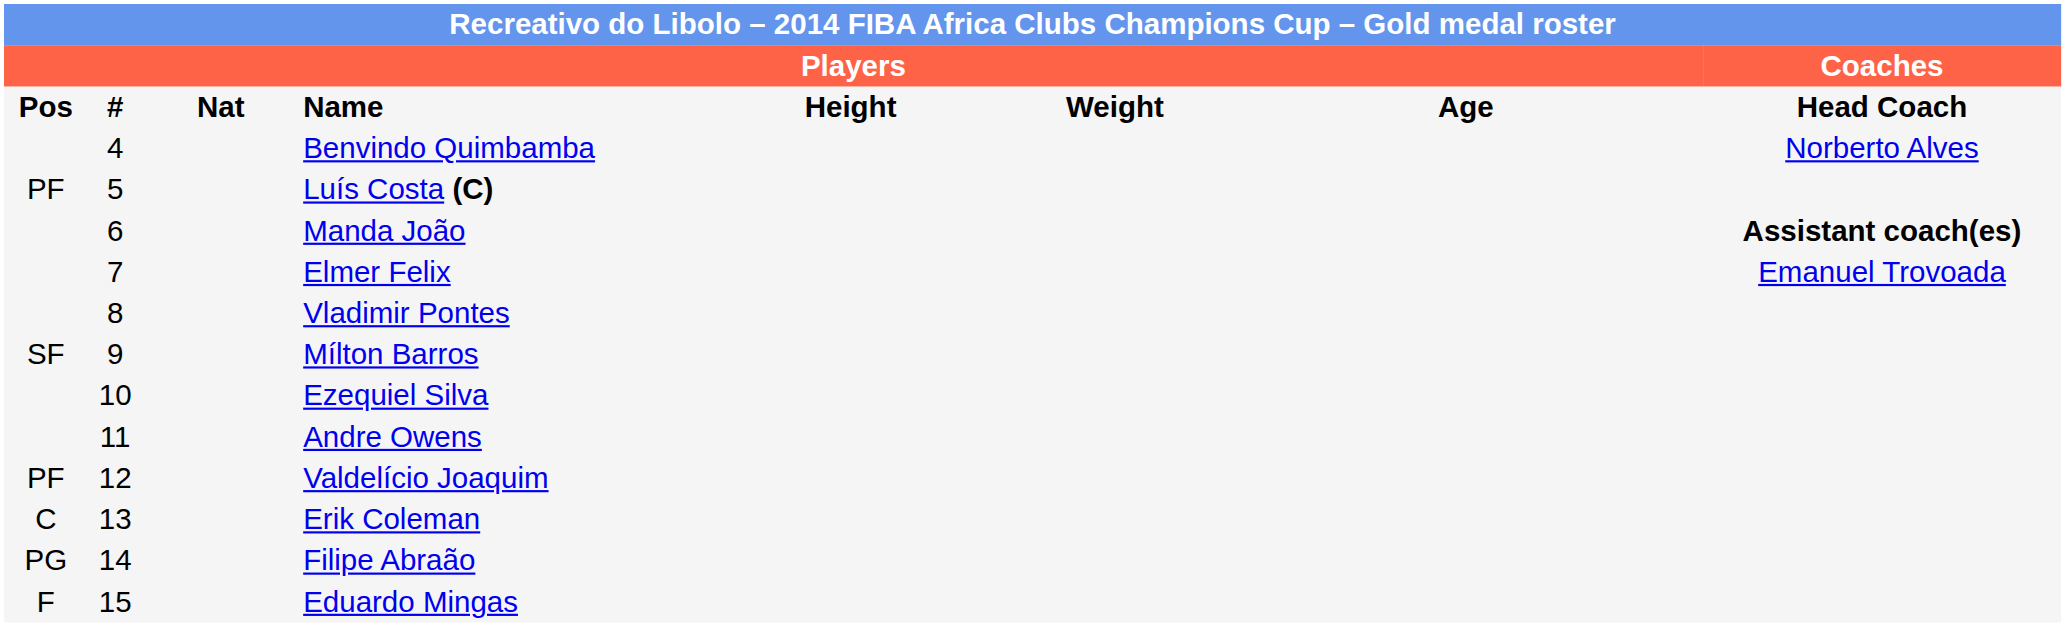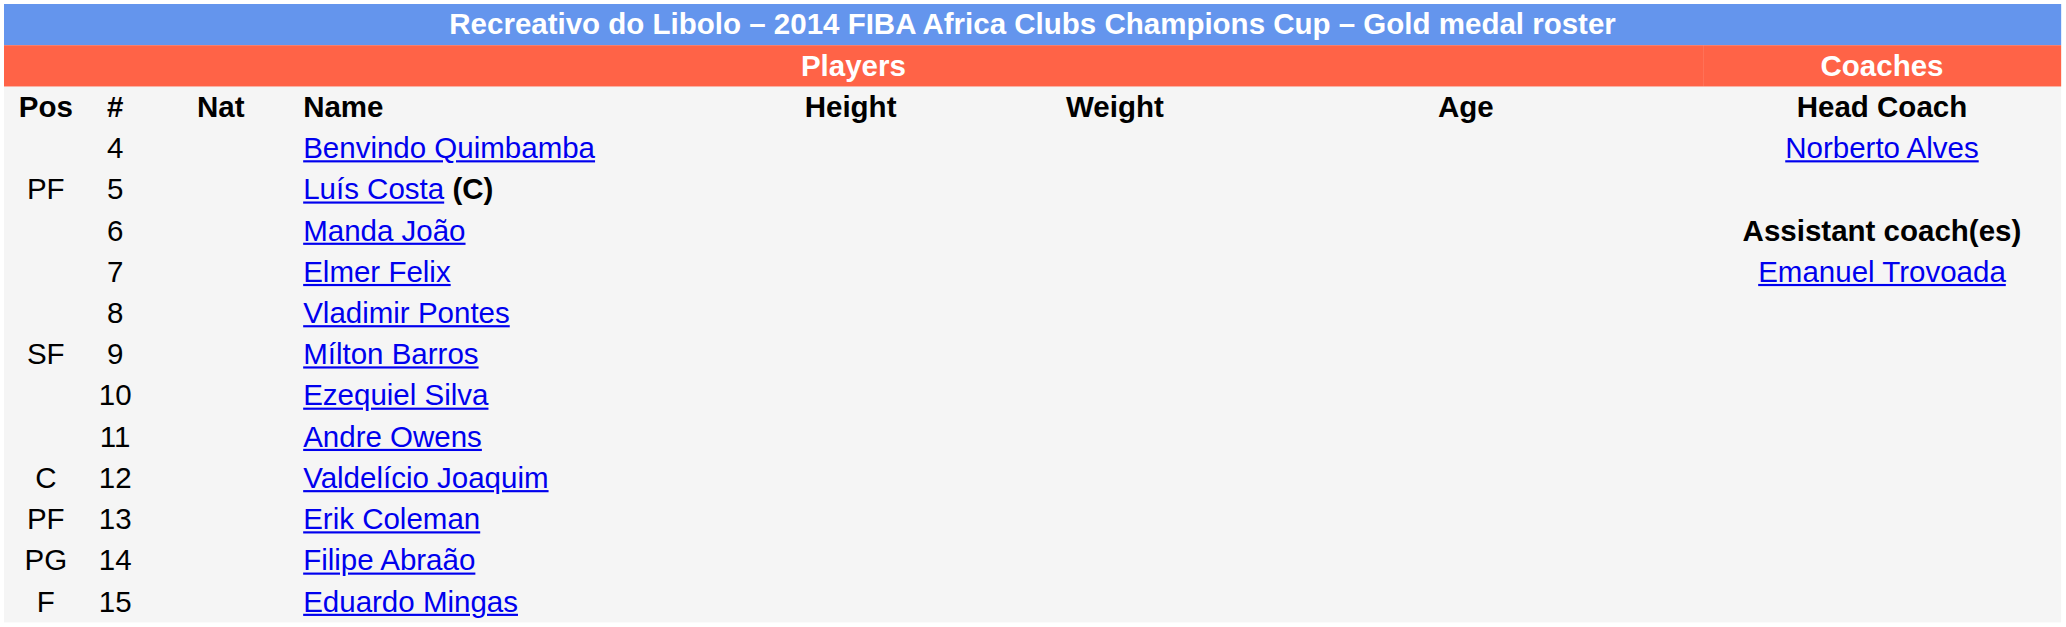(46, 478) PF -> (46, 478) C
(46, 519) C -> (46, 519) PF
